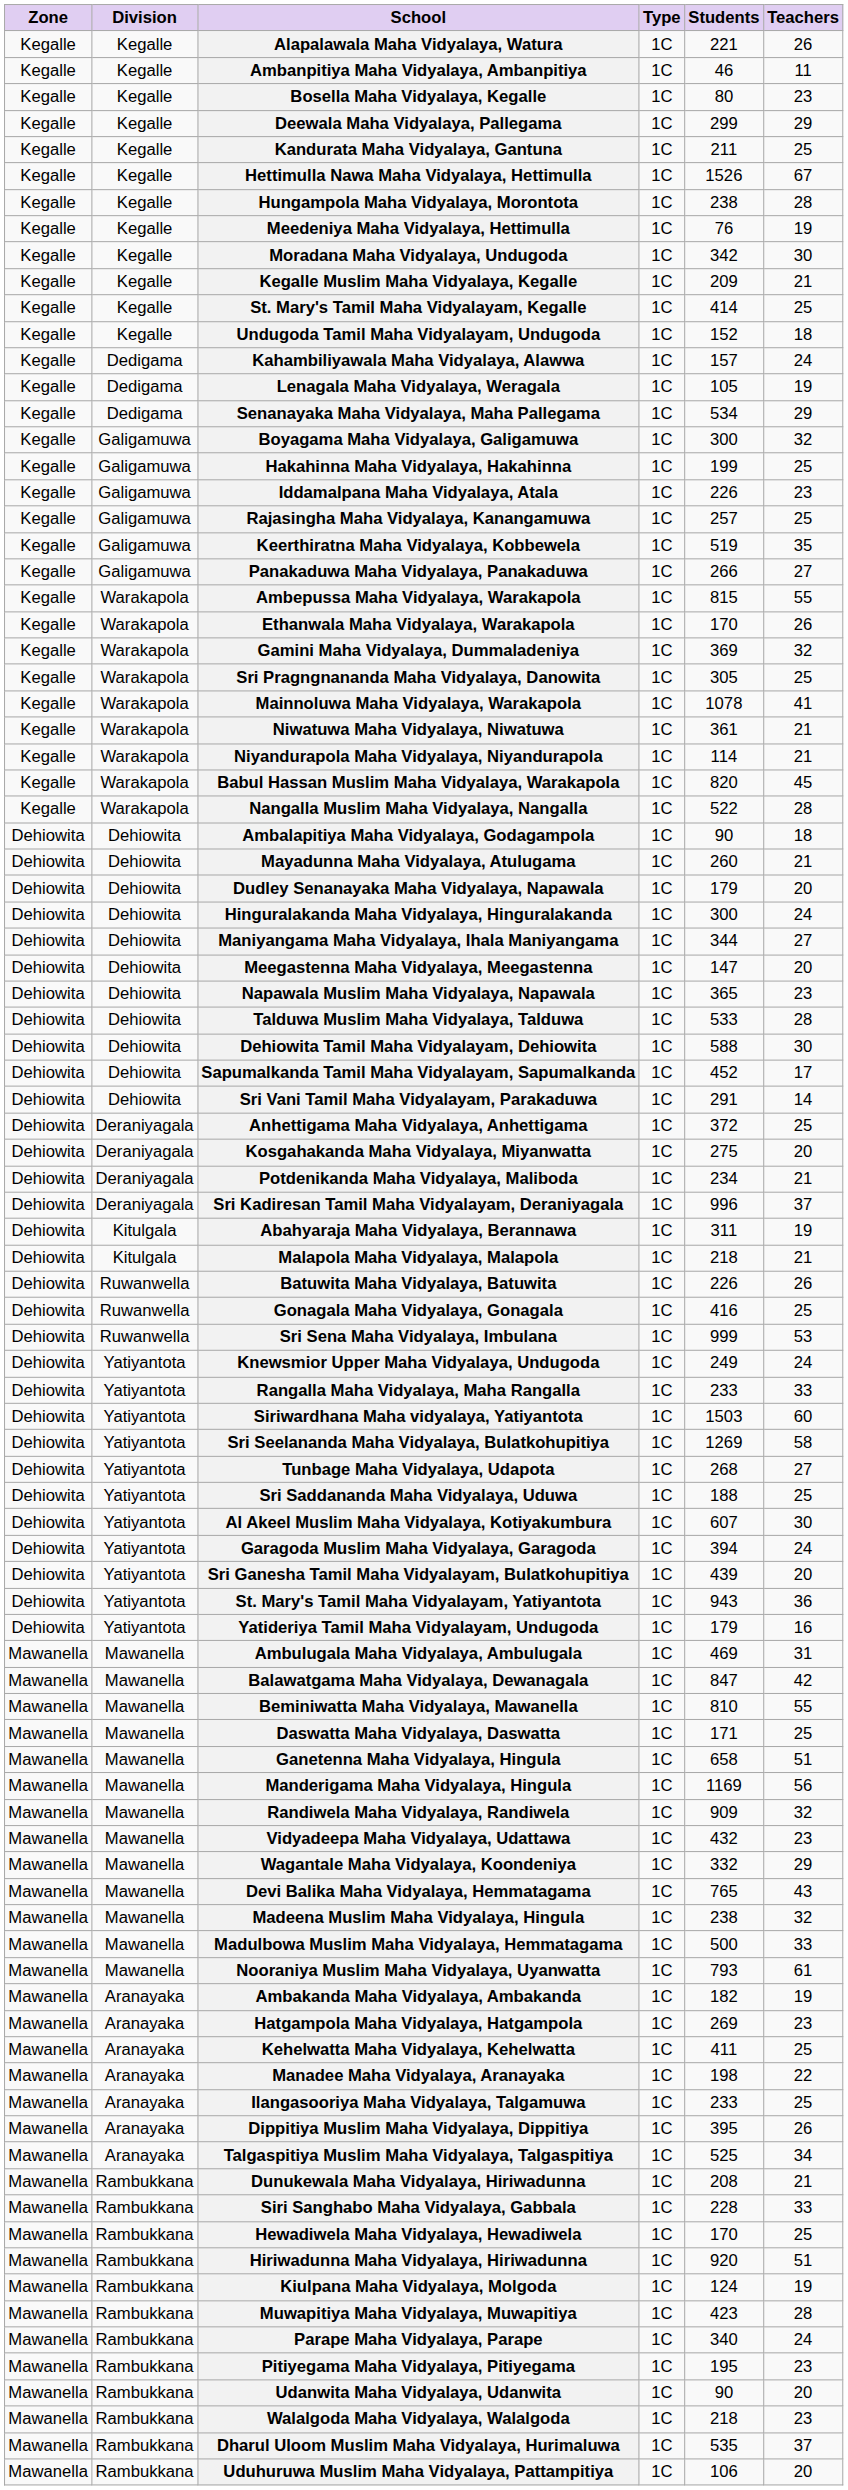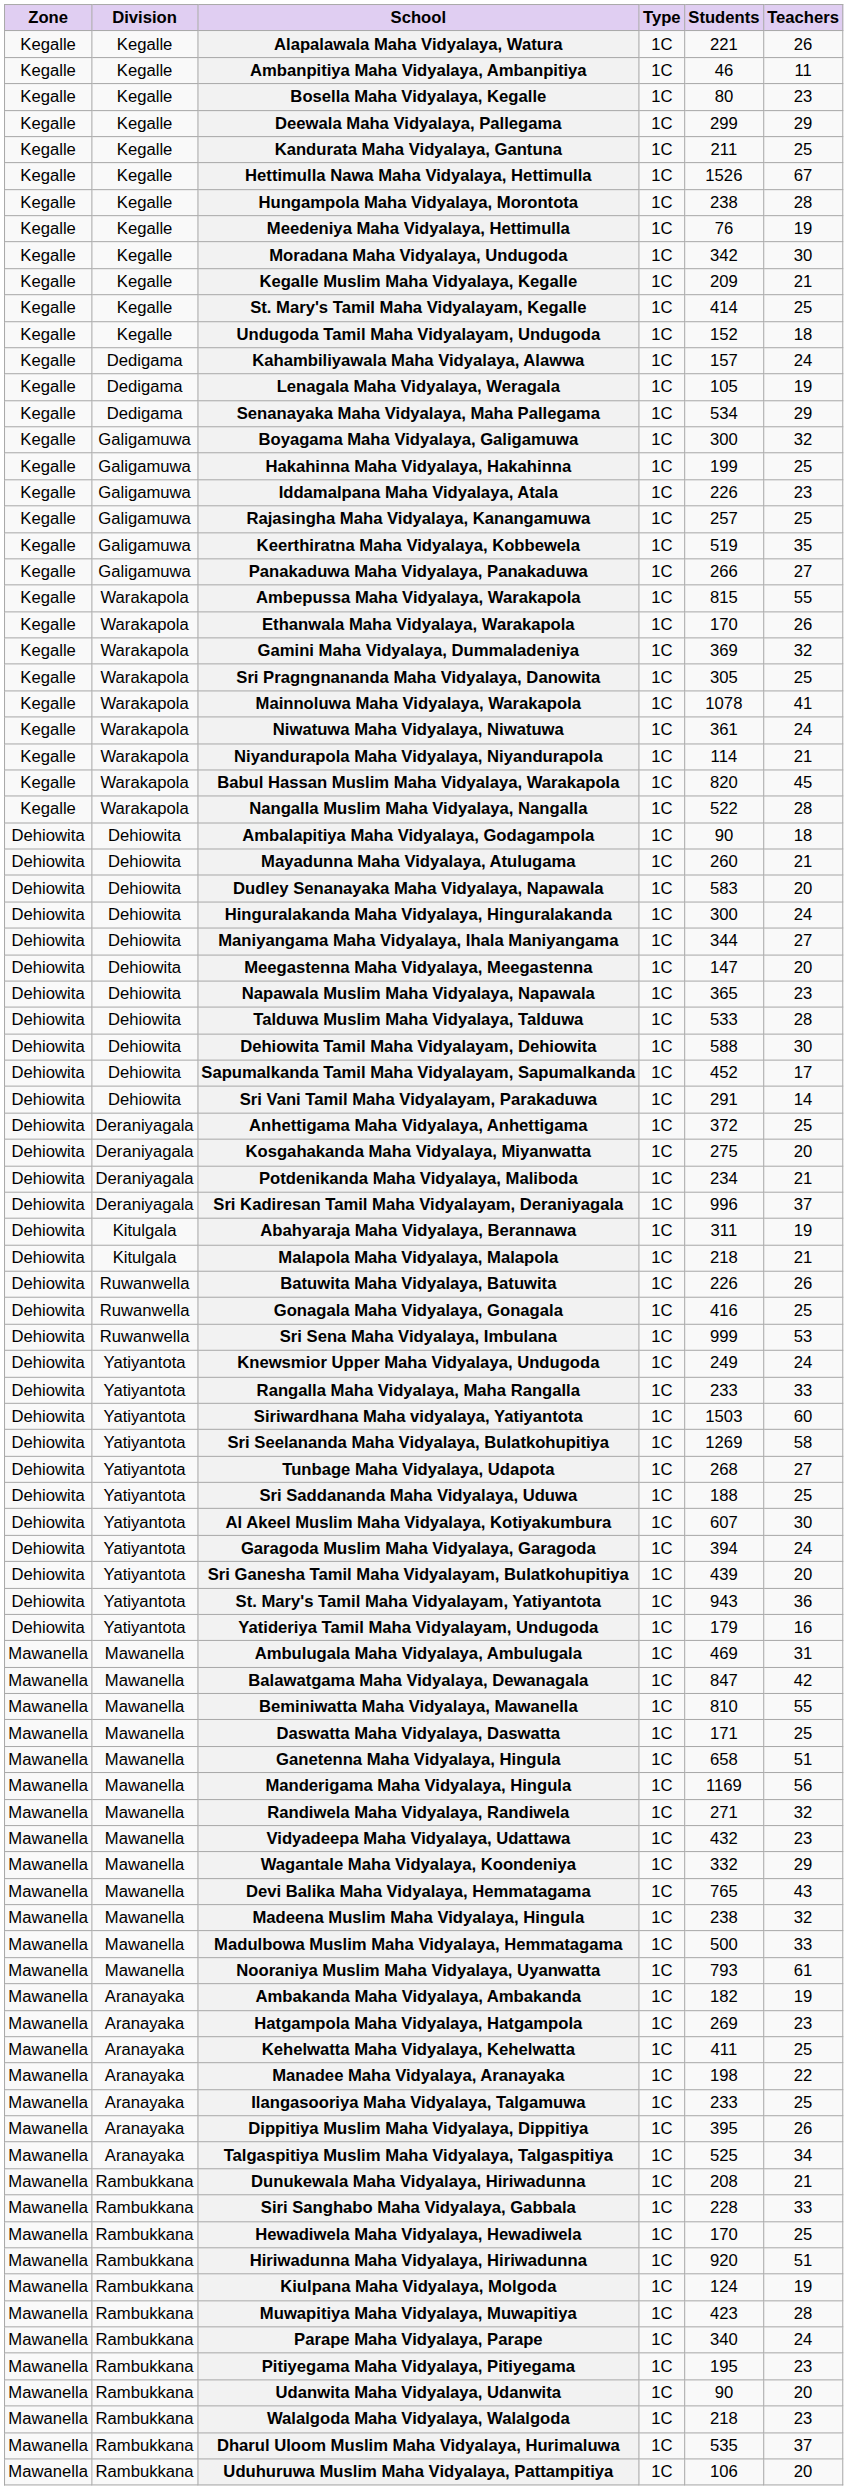(803, 730) 21 -> (803, 730) 24
(724, 888) 179 -> (724, 888) 583
(724, 1812) 909 -> (724, 1812) 271
